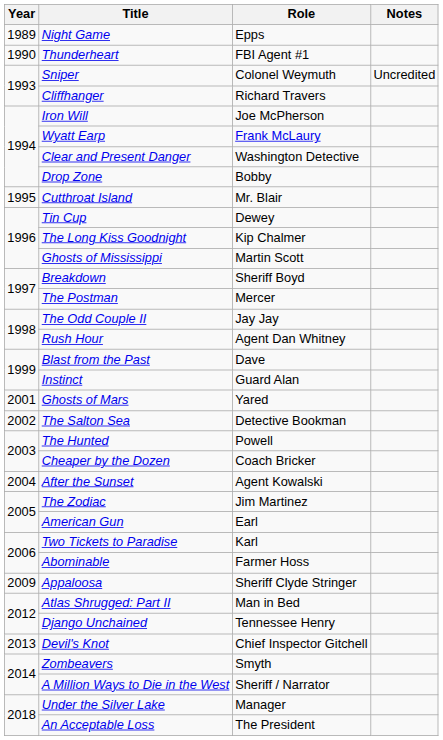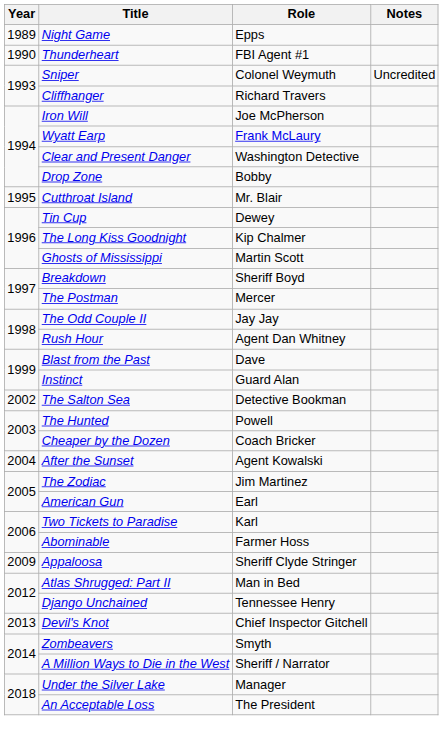- row: (85, 400)
